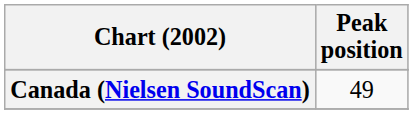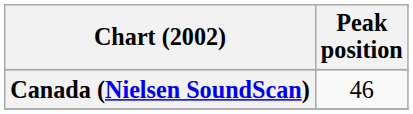(362, 89) 49 -> (362, 89) 46
